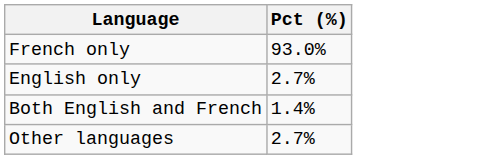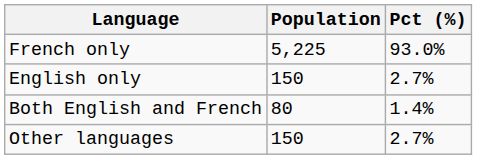+ column: (326, 20)
